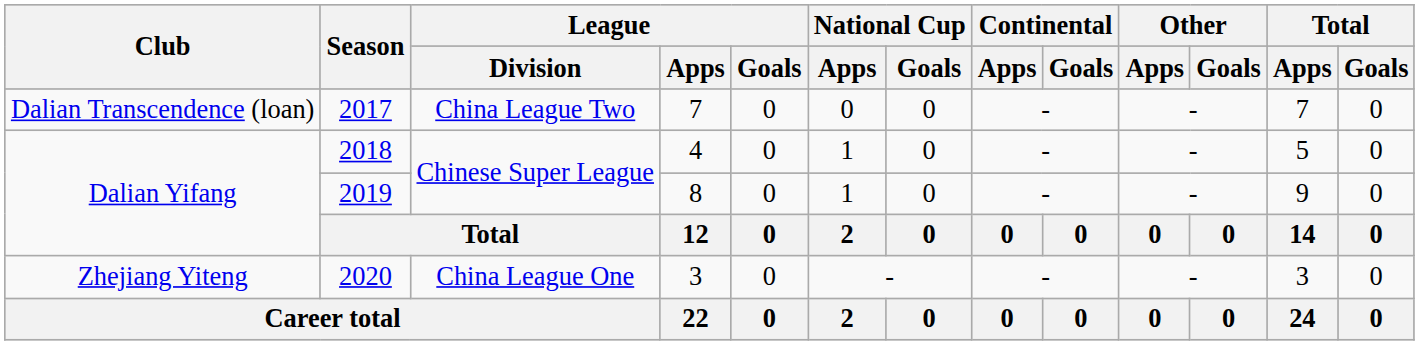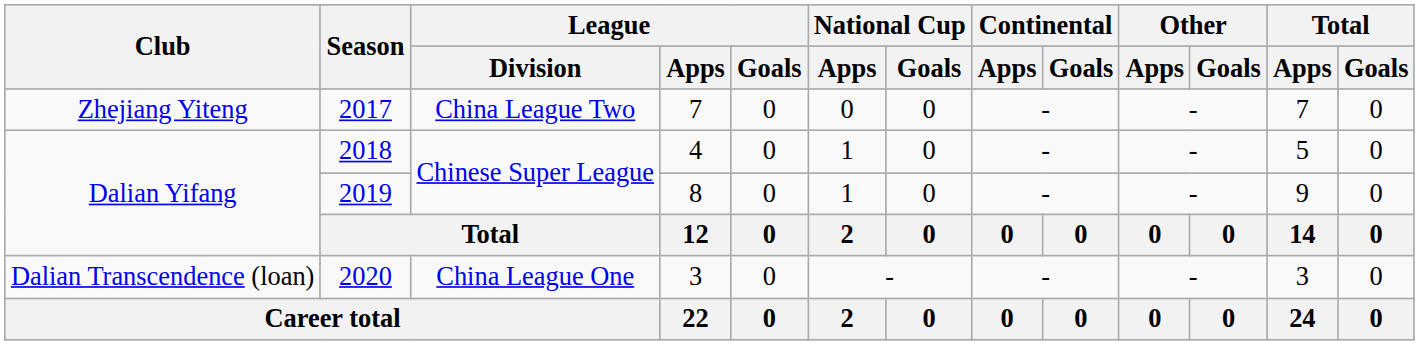(163, 109) Dalian Transcendence (loan) -> (163, 109) Zhejiang Yiteng
(163, 276) Zhejiang Yiteng -> (163, 276) Dalian Transcendence (loan)
